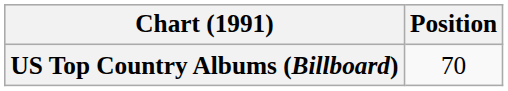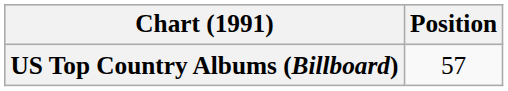(454, 64) 70 -> (454, 64) 57
